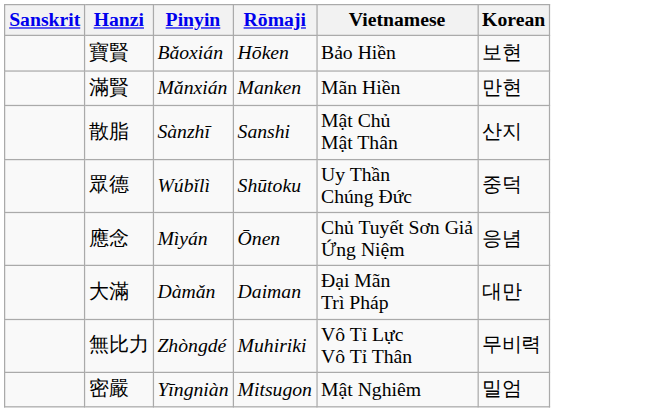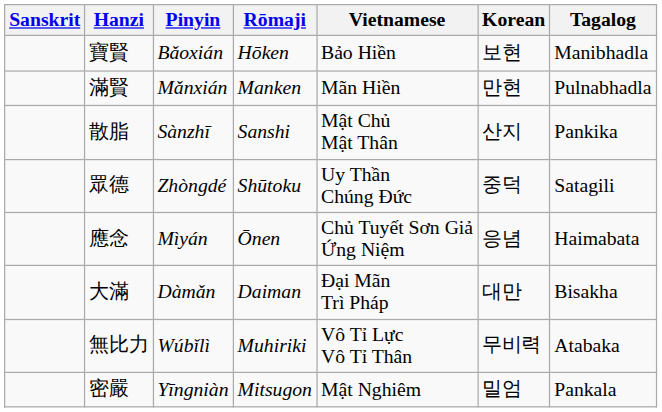+ column: (603, 20)
(184, 185) Wúbǐlì -> (192, 185) Zhòngdé
(192, 345) Zhòngdé -> (184, 345) Wúbǐlì
